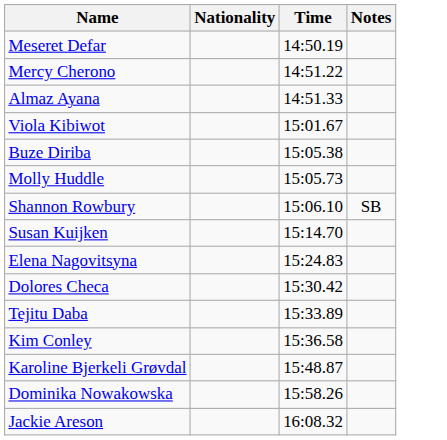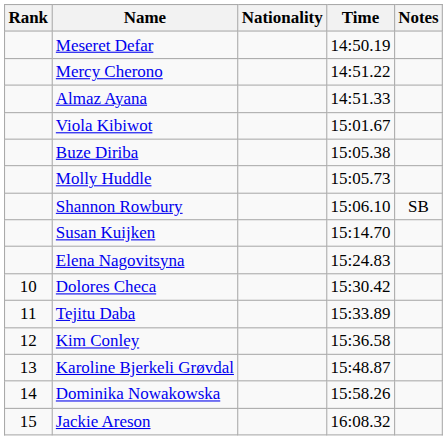+ column: (28, 17)
